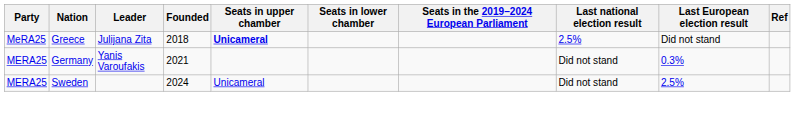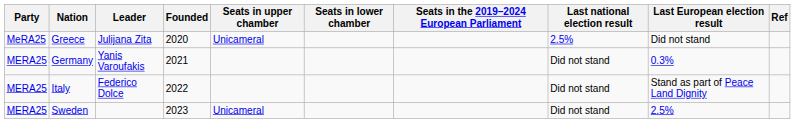(178, 39) 2018 -> (177, 39) 2020
(241, 39) bold -> (238, 39) normal
+ row: (61, 88)
(178, 83) 2024 -> (177, 110) 2023
